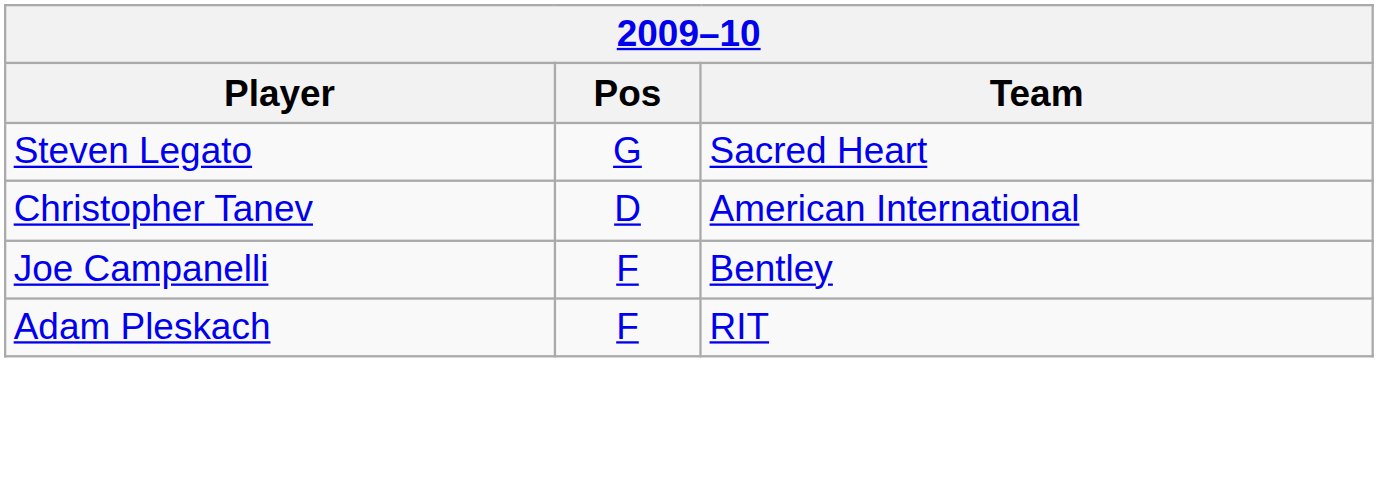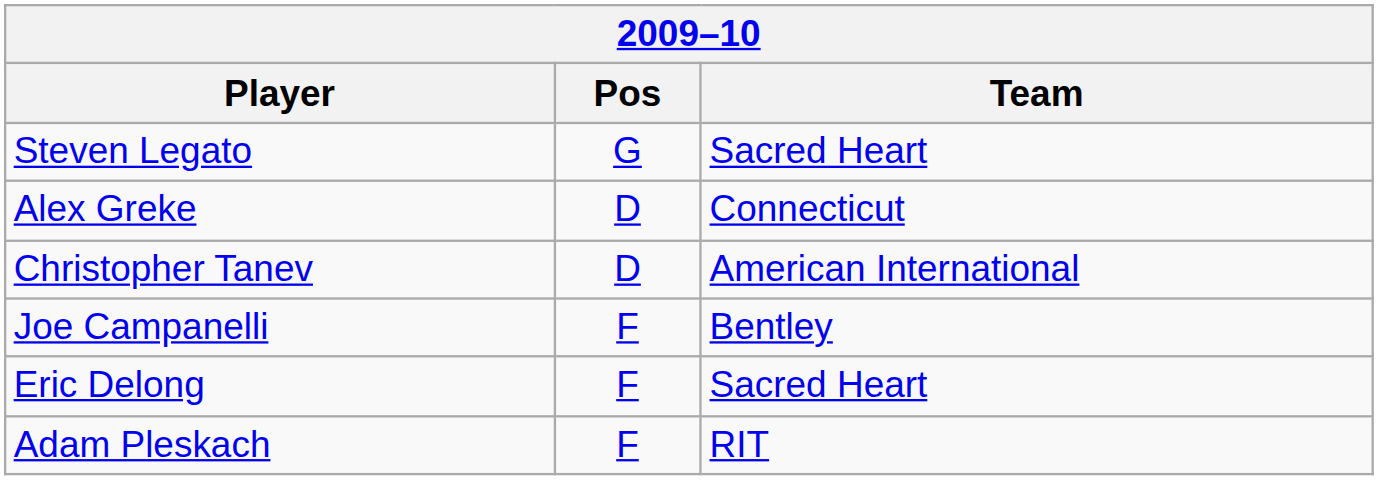+ row: (105, 209)
+ row: (109, 385)
